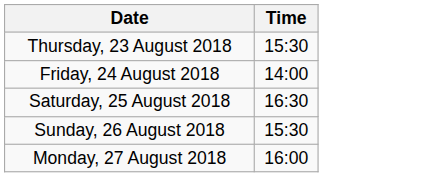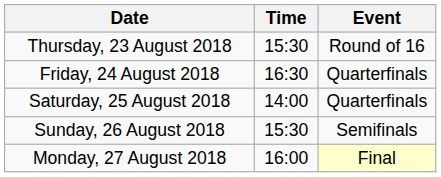+ column: (377, 18)
(286, 74) 14:00 -> (286, 74) 16:30
(286, 102) 16:30 -> (286, 102) 14:00
